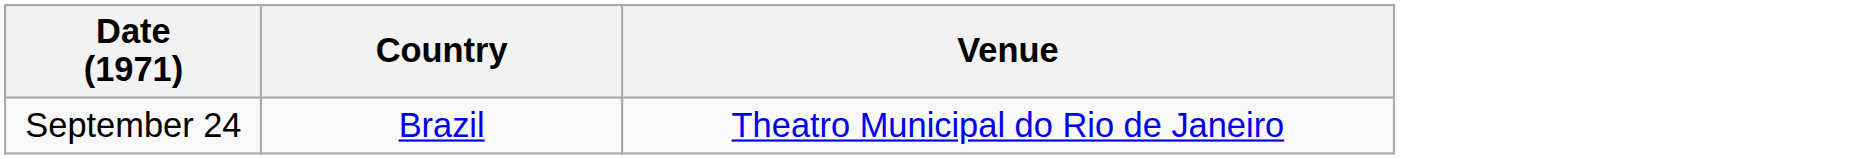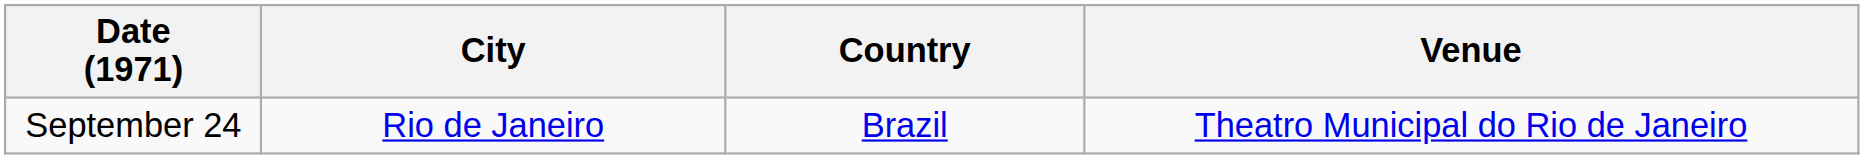+ column: (493, 51)
